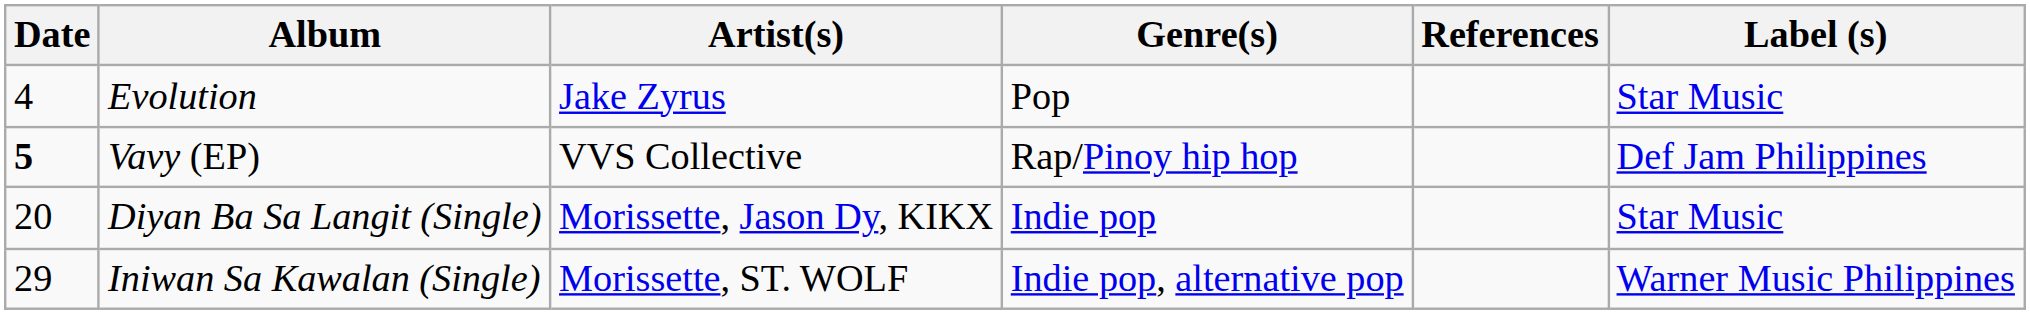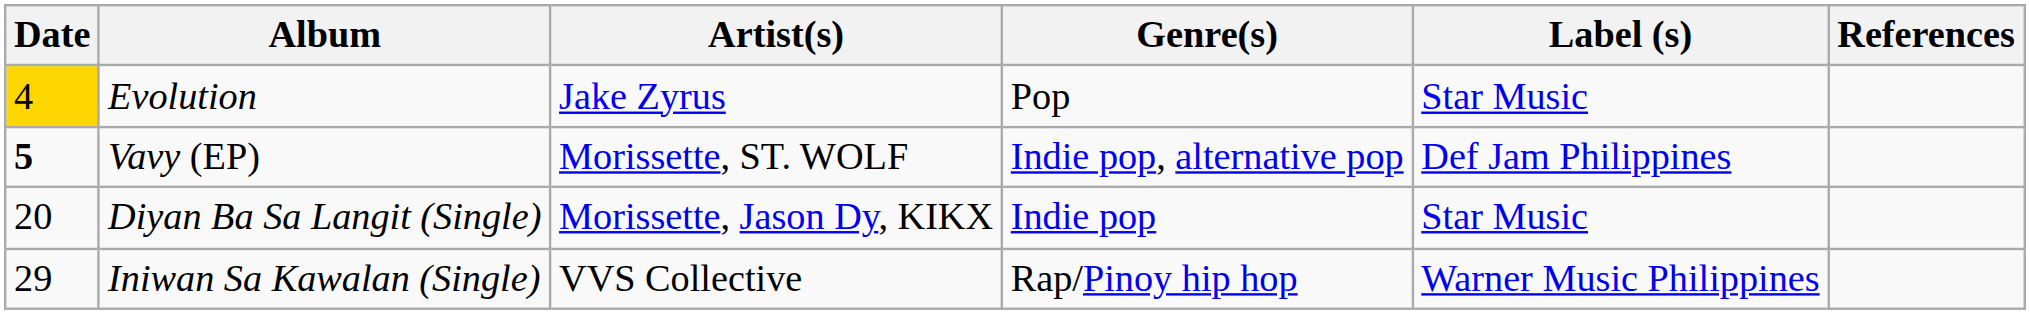columns swapped: (1816, 34) <-> (1510, 34)
(24, 95) no background -> (24, 95) gold background
(681, 156) VVS Collective -> (734, 156) Morissette, ST. WOLF
(1154, 156) Rap/Pinoy hip hop -> (1207, 156) Indie pop, alternative pop
(734, 277) Morissette, ST. WOLF -> (681, 277) VVS Collective
(1207, 277) Indie pop, alternative pop -> (1154, 277) Rap/Pinoy hip hop
